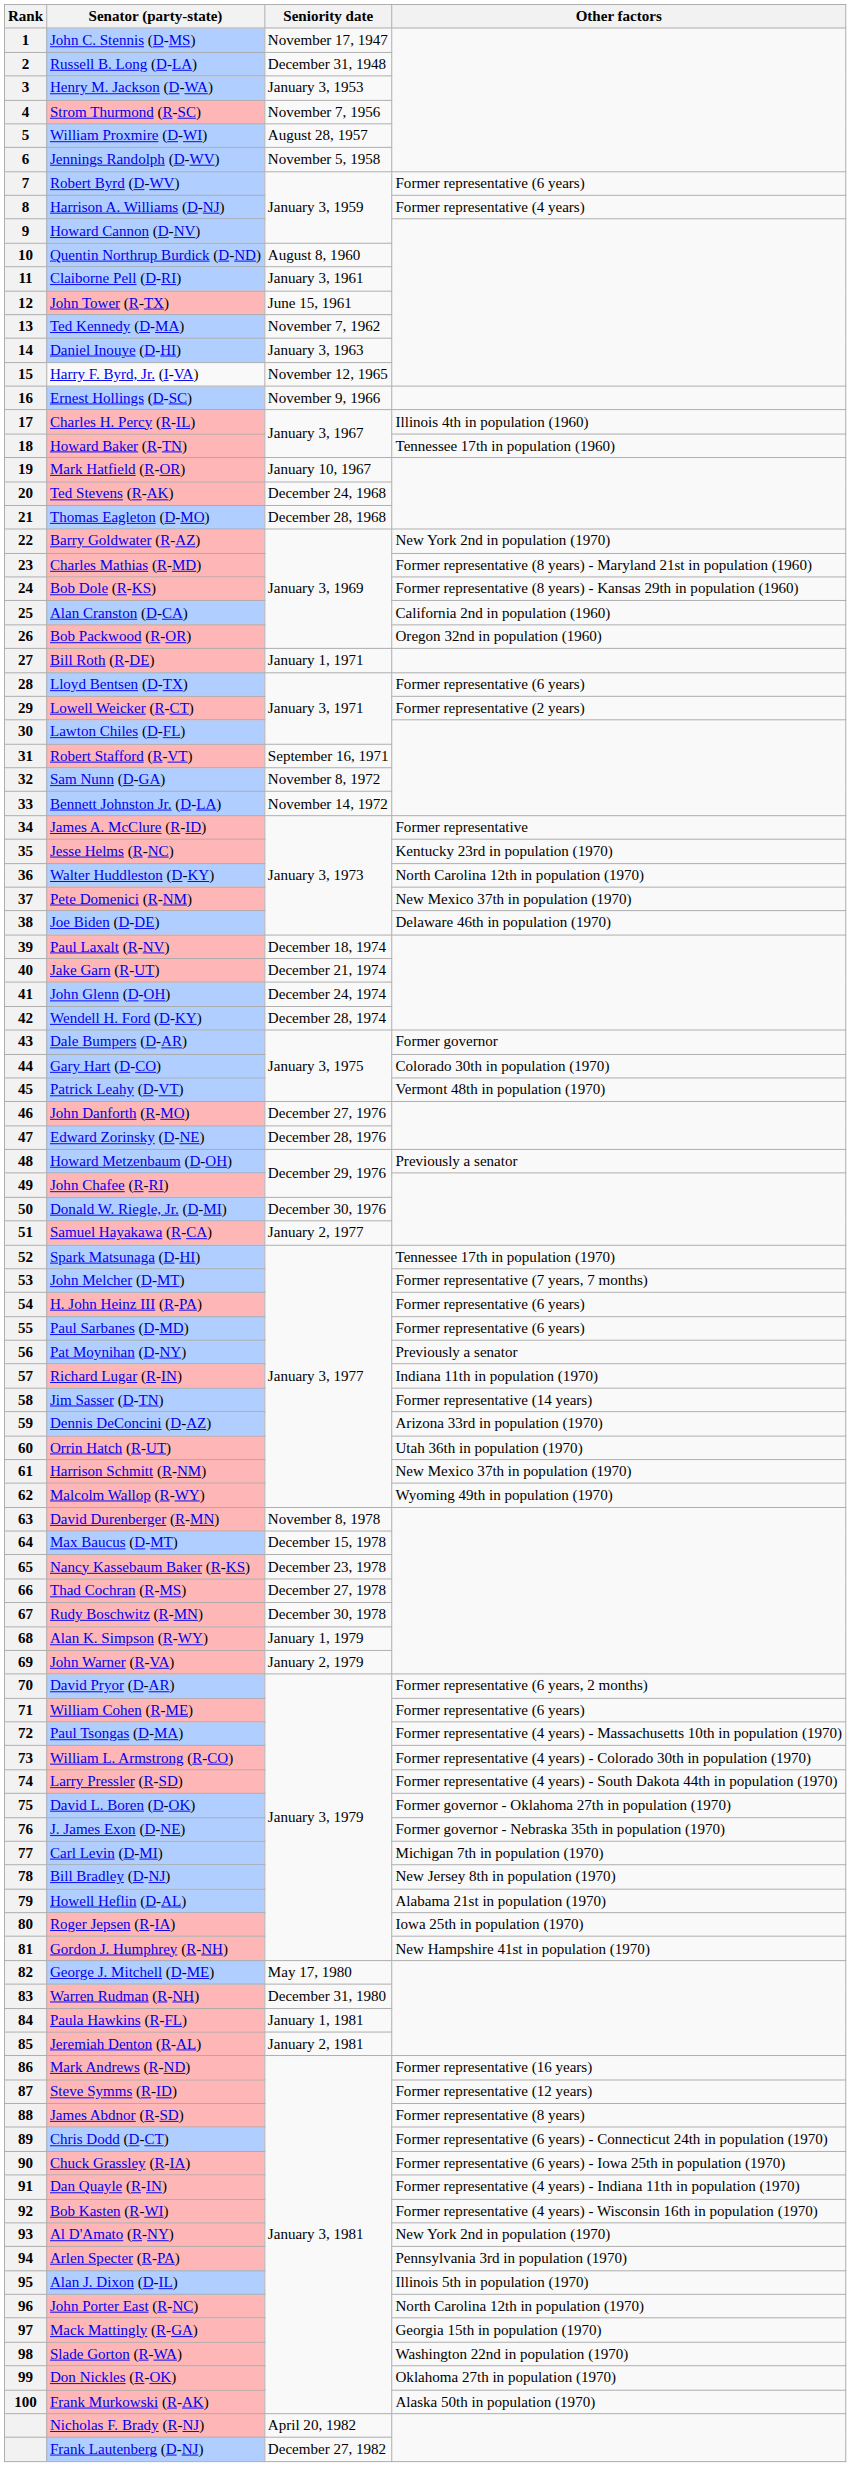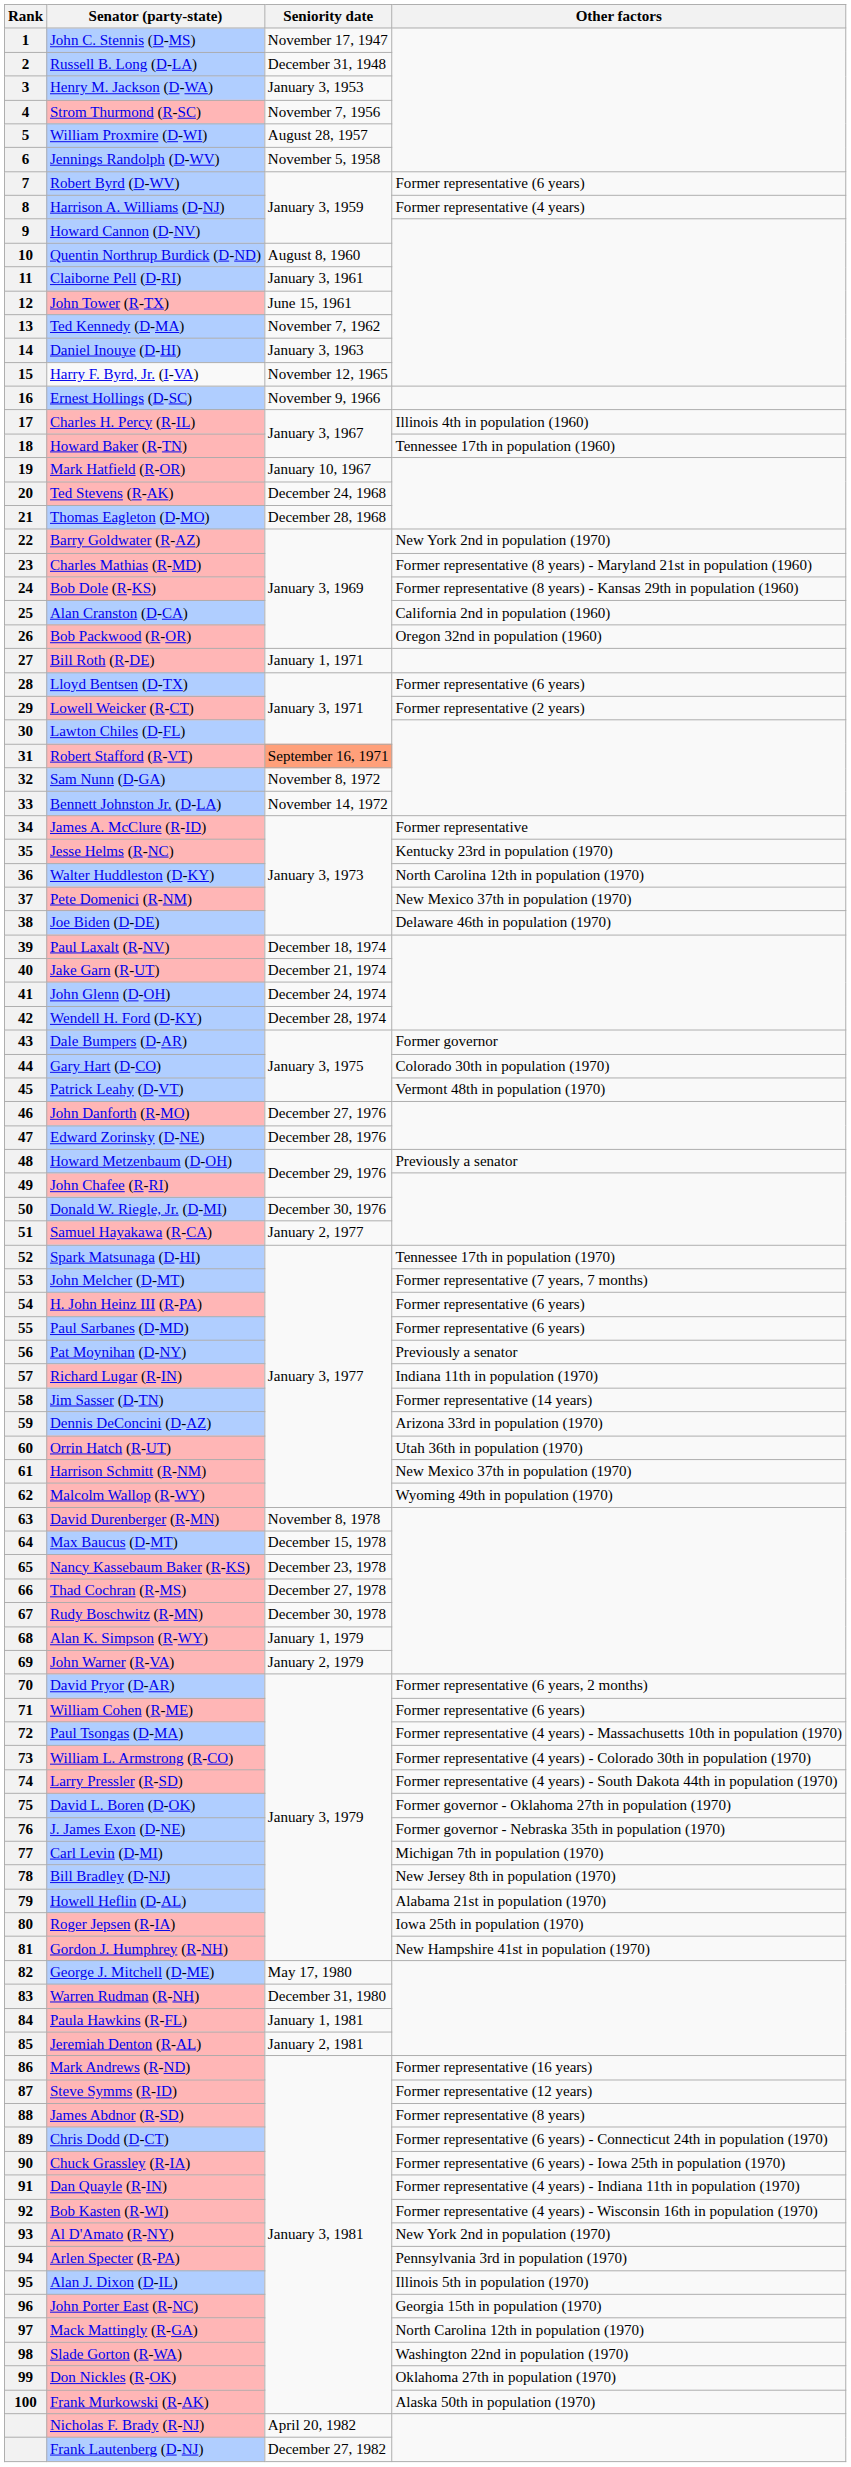(328, 755) no background -> (328, 755) lightsalmon background
(520, 2306) North Carolina 12th in population (1970) -> (499, 2306) Georgia 15th in population (1970)
(499, 2330) Georgia 15th in population (1970) -> (520, 2330) North Carolina 12th in population (1970)
